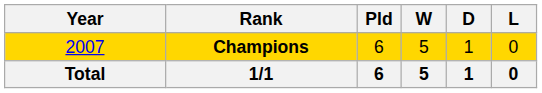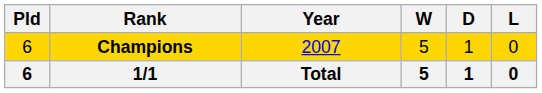columns swapped: (85, 19) <-> (379, 19)
